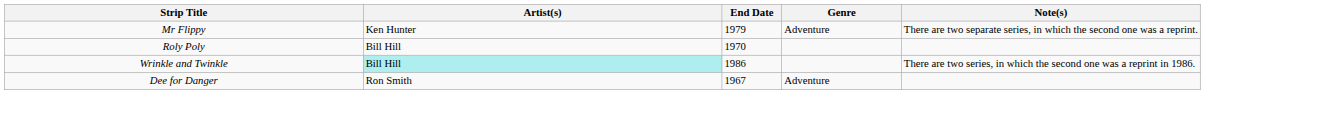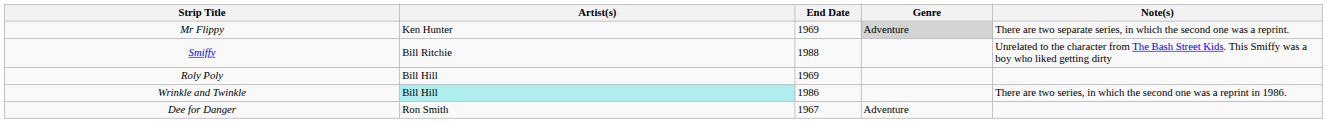(735, 30) 1979 -> (808, 30) 1969
(807, 30) no background -> (886, 30) lightgrey background
+ row: (202, 53)
(735, 47) 1970 -> (808, 76) 1969
